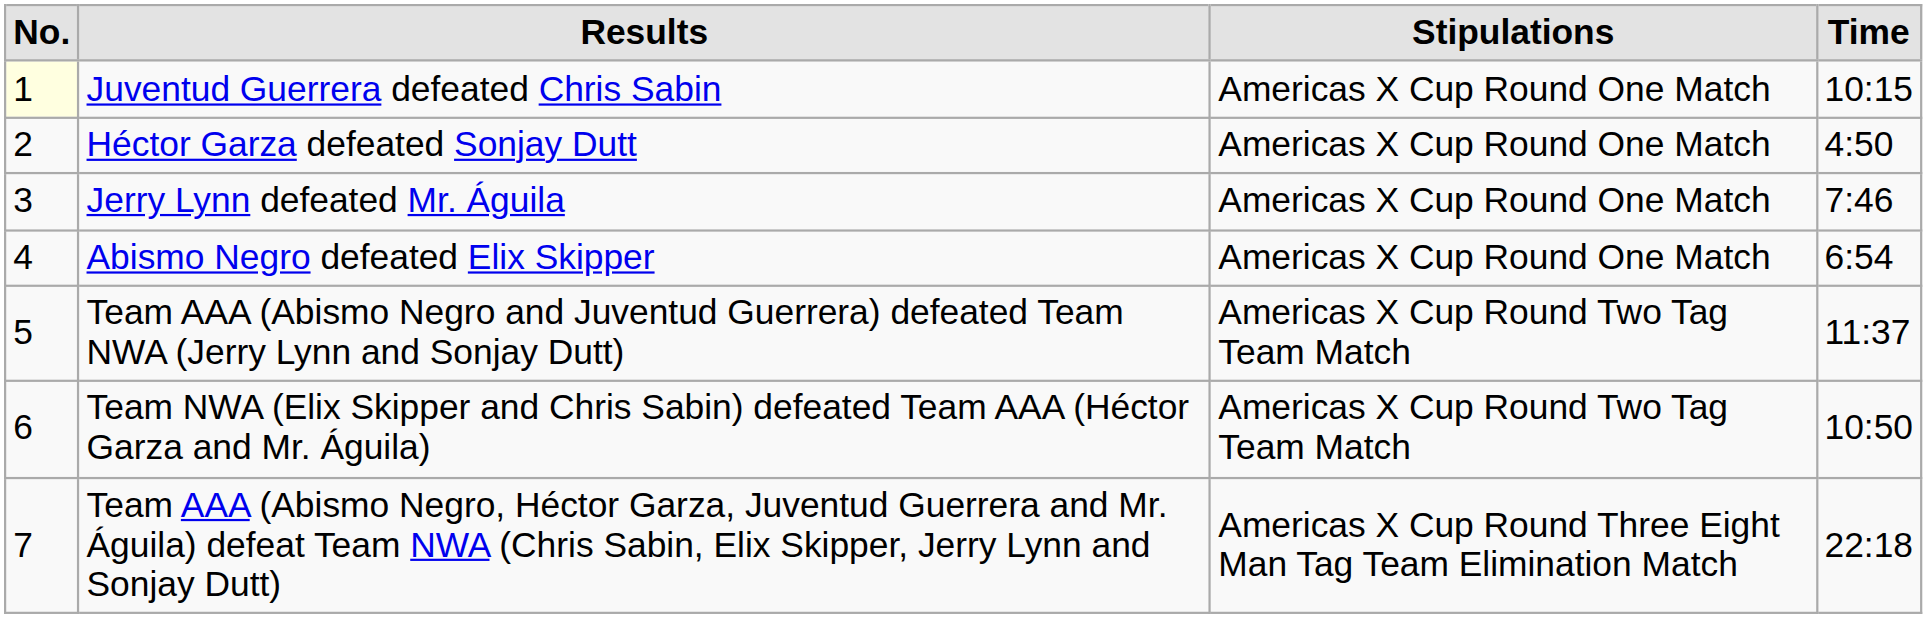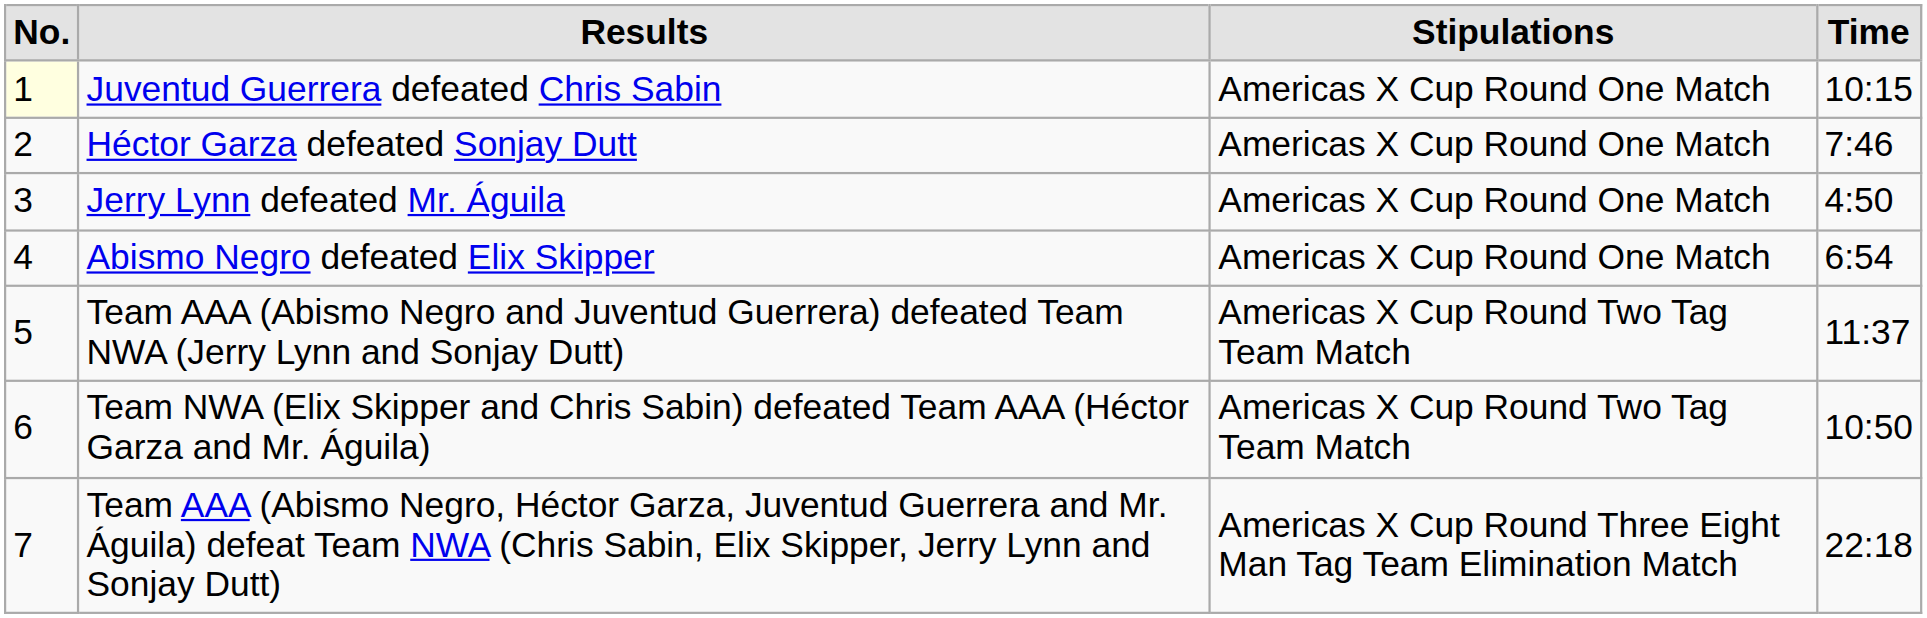(1859, 144) 4:50 -> (1859, 144) 7:46
(1859, 200) 7:46 -> (1859, 200) 4:50
